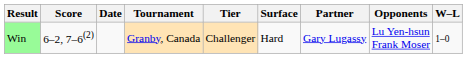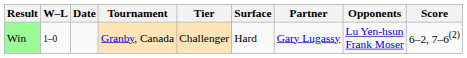columns swapped: (448, 13) <-> (69, 13)
